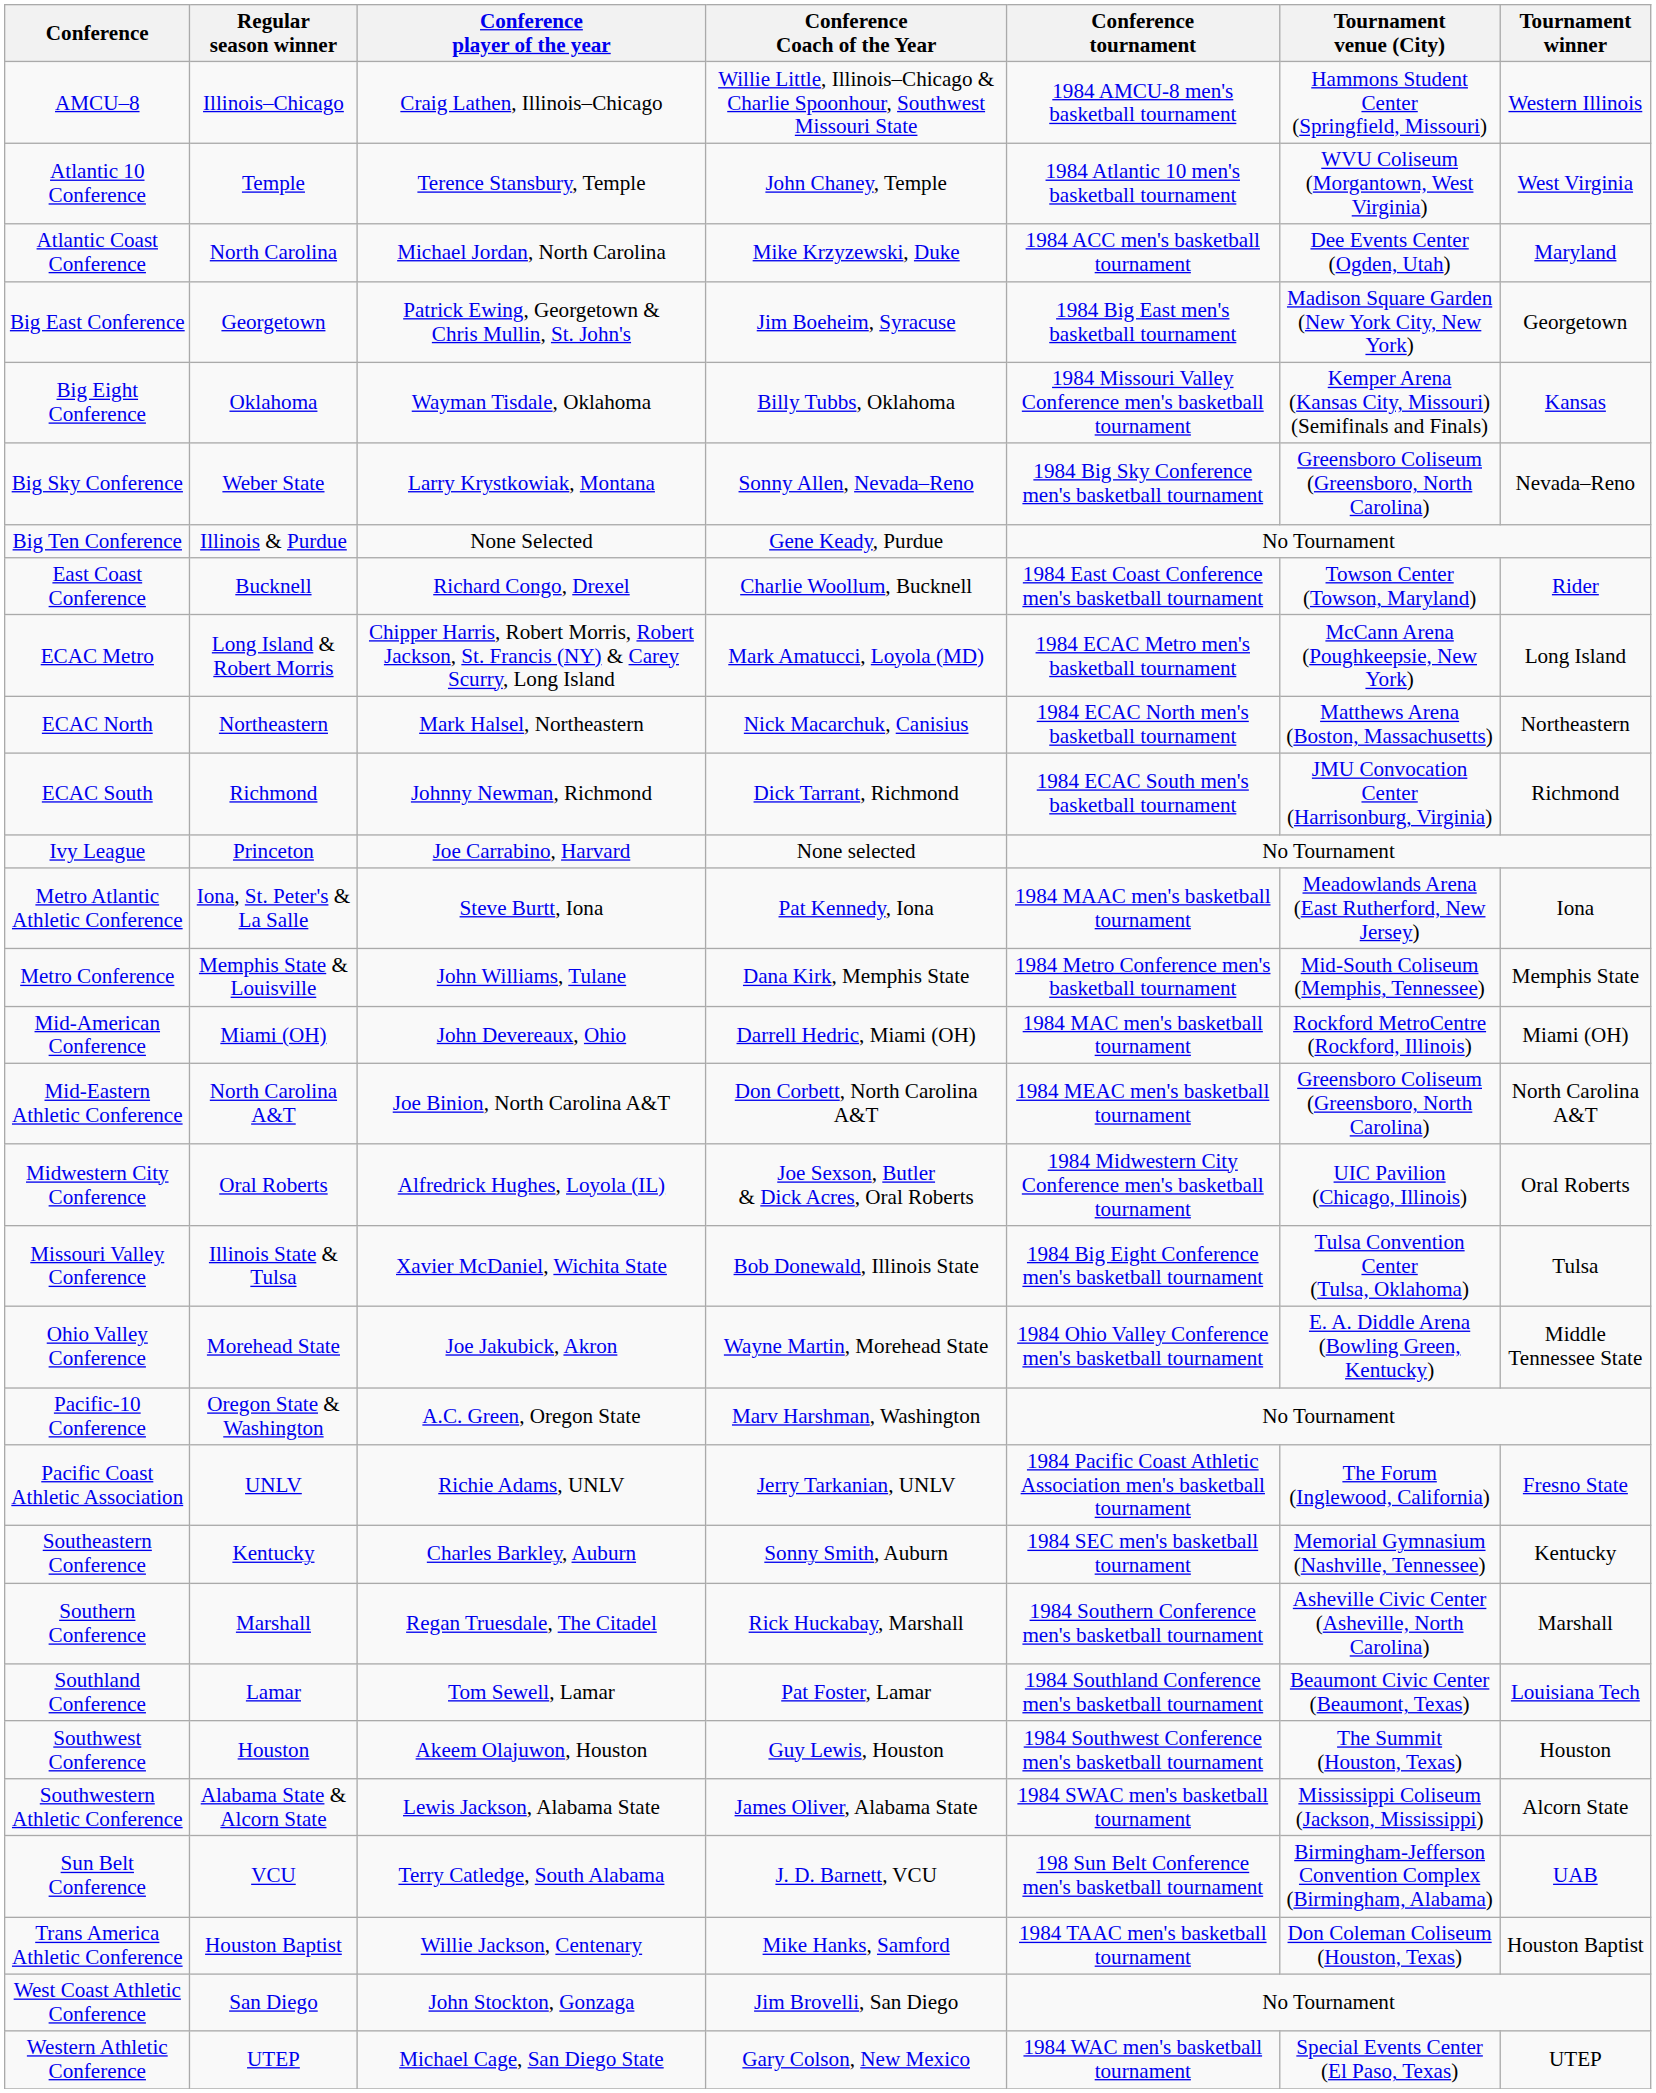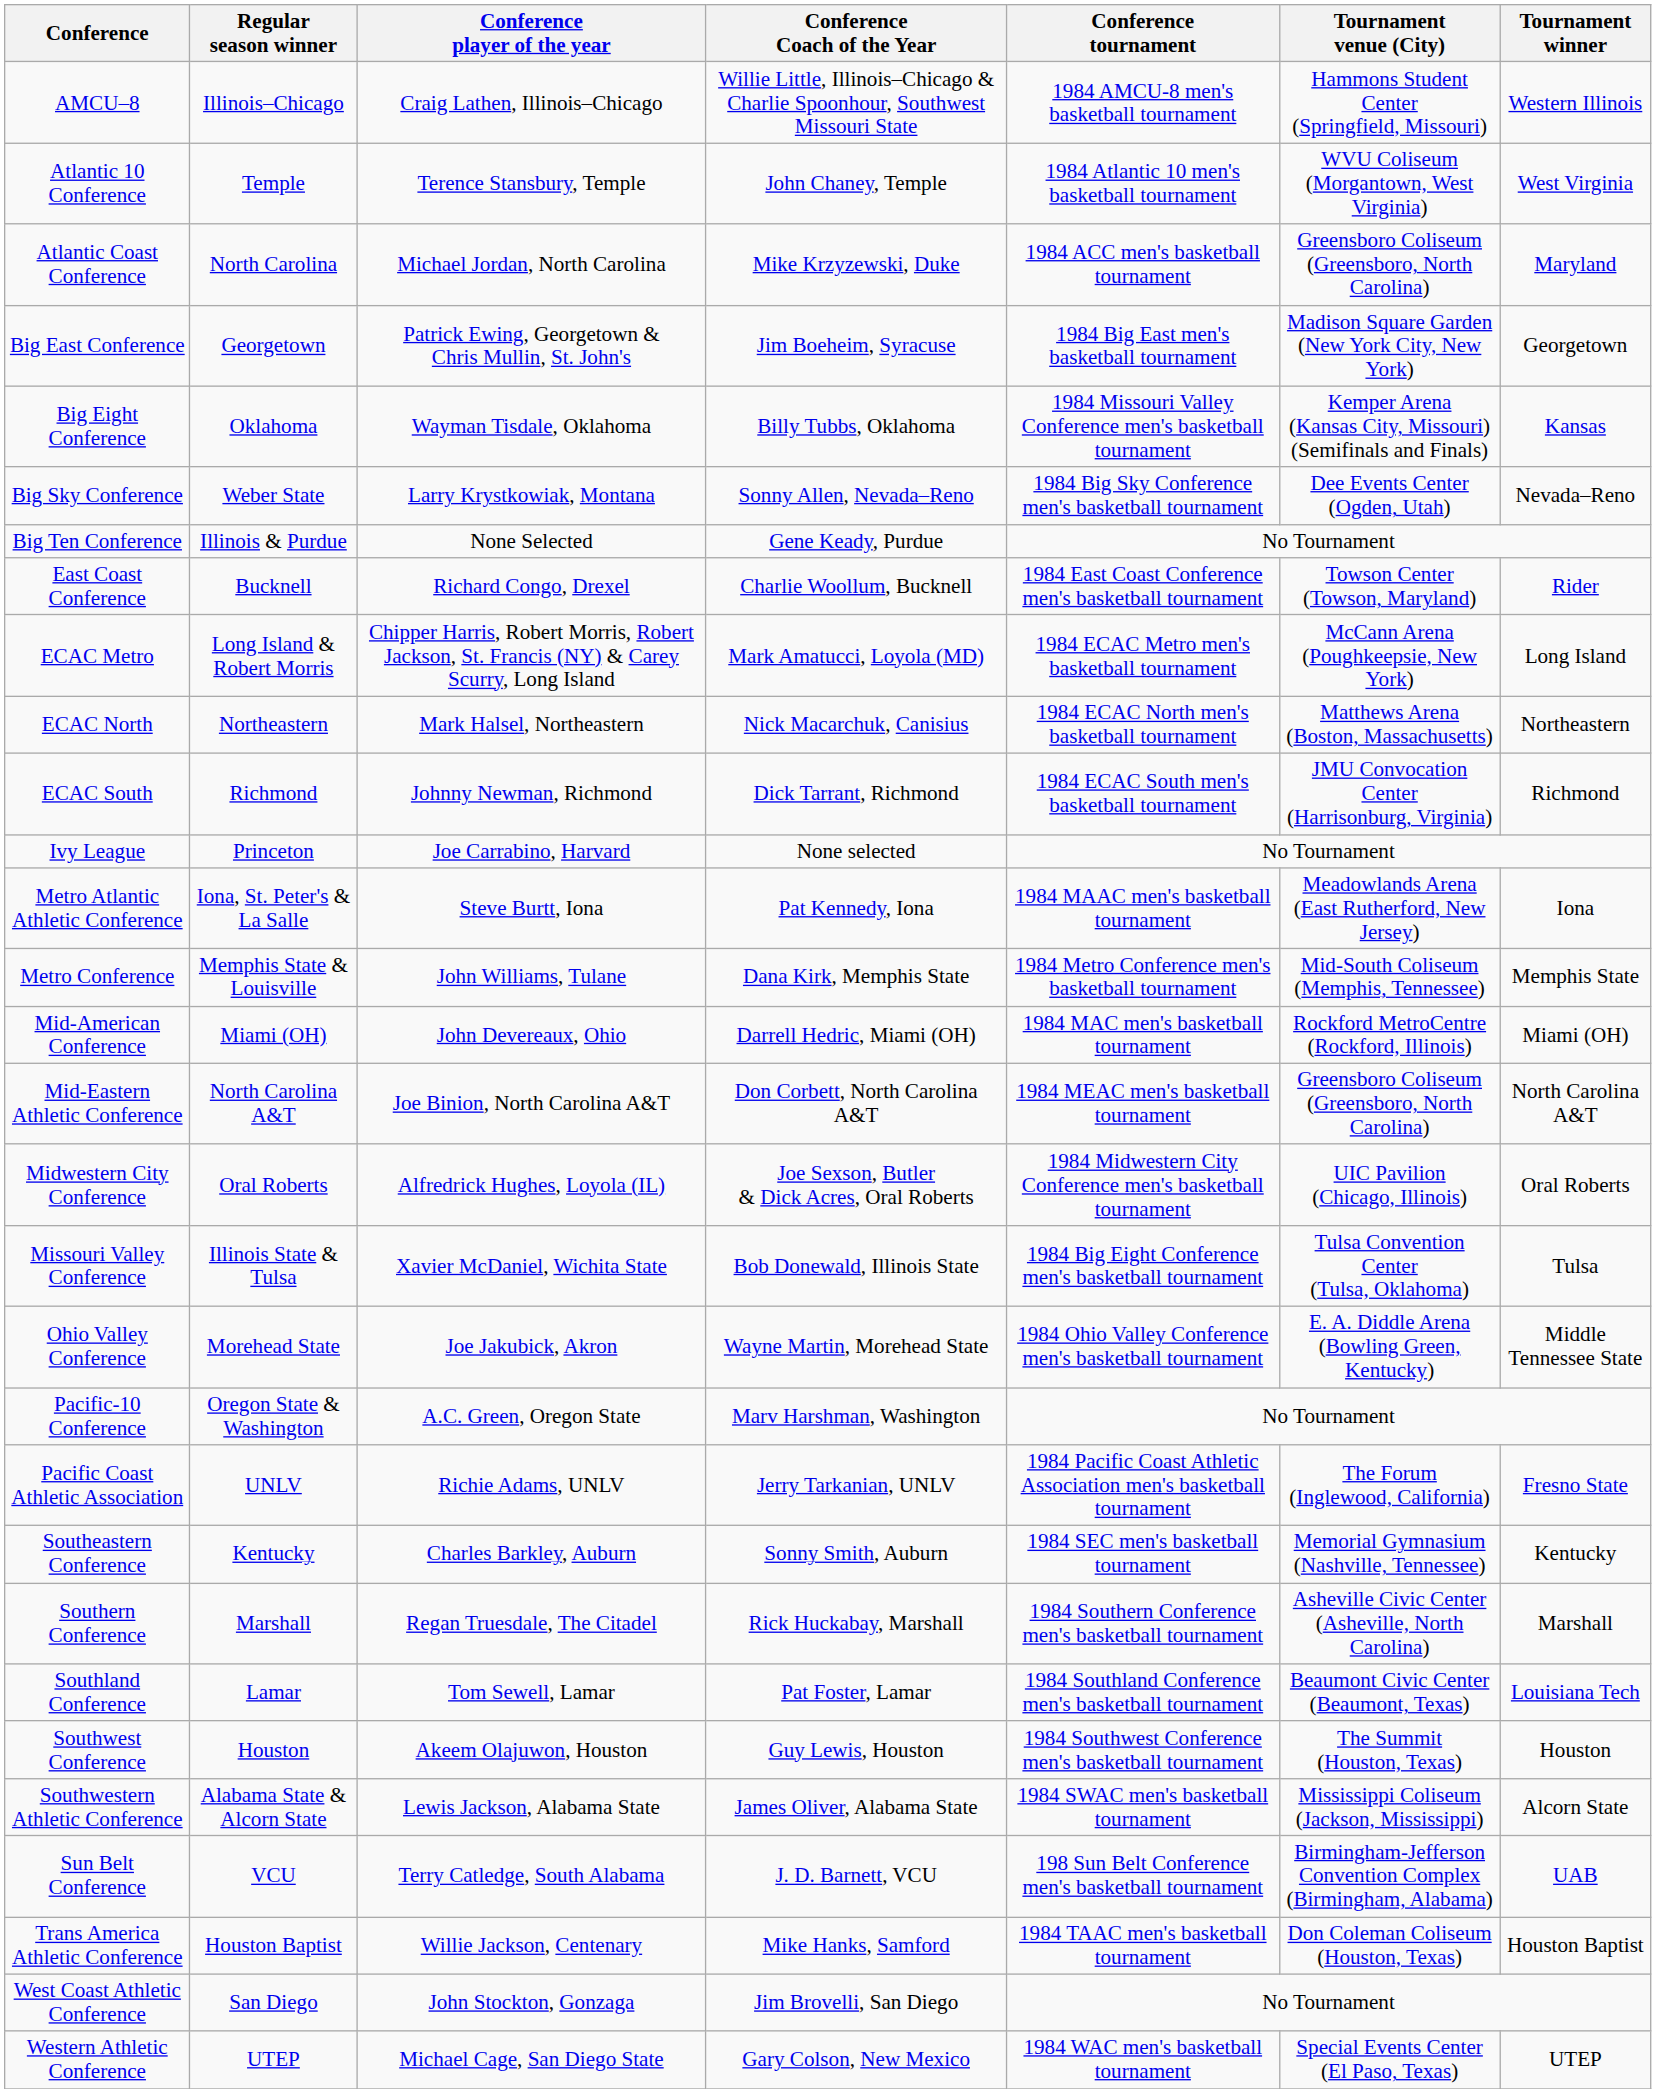(1390, 252) Dee Events Center (Ogden, Utah) -> (1390, 264) Greensboro Coliseum (Greensboro, North Carolina)
(1390, 483) Greensboro Coliseum (Greensboro, North Carolina) -> (1390, 495) Dee Events Center (Ogden, Utah)
